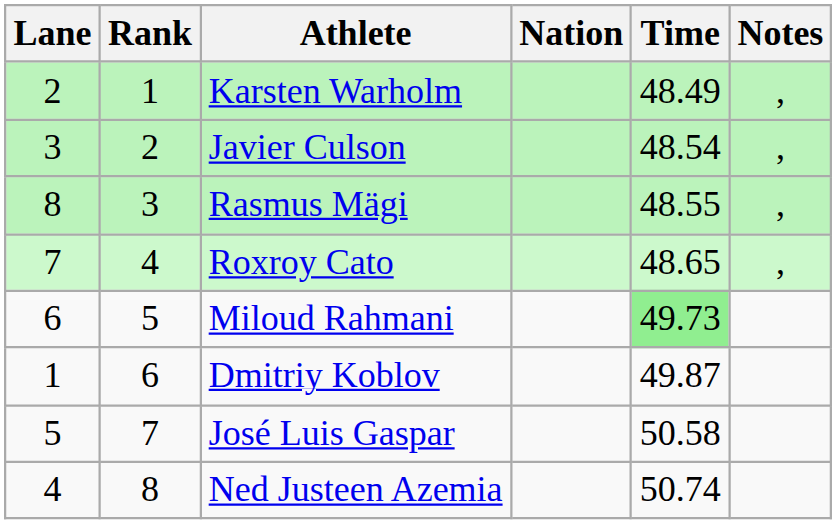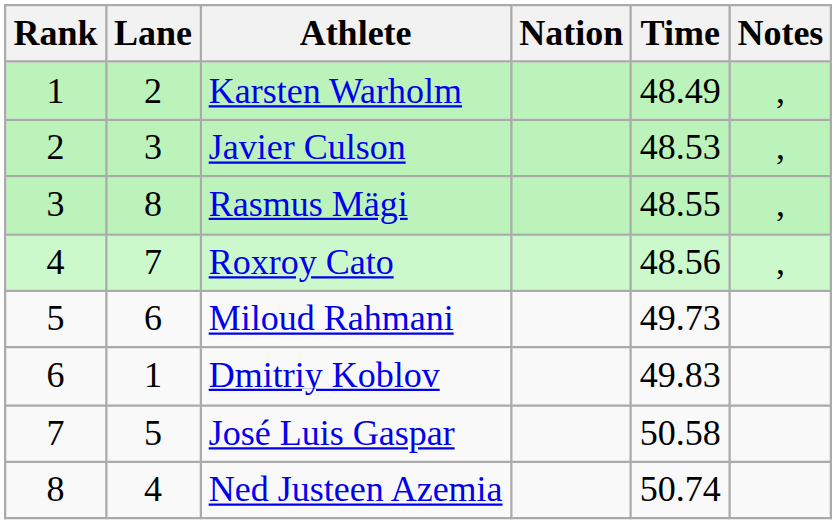columns swapped: (150, 33) <-> (52, 33)
(680, 147) 48.54 -> (680, 147) 48.53
(680, 261) 48.65 -> (680, 261) 48.56
(680, 318) lightgreen background -> (680, 318) no background
(680, 375) 49.87 -> (680, 375) 49.83
